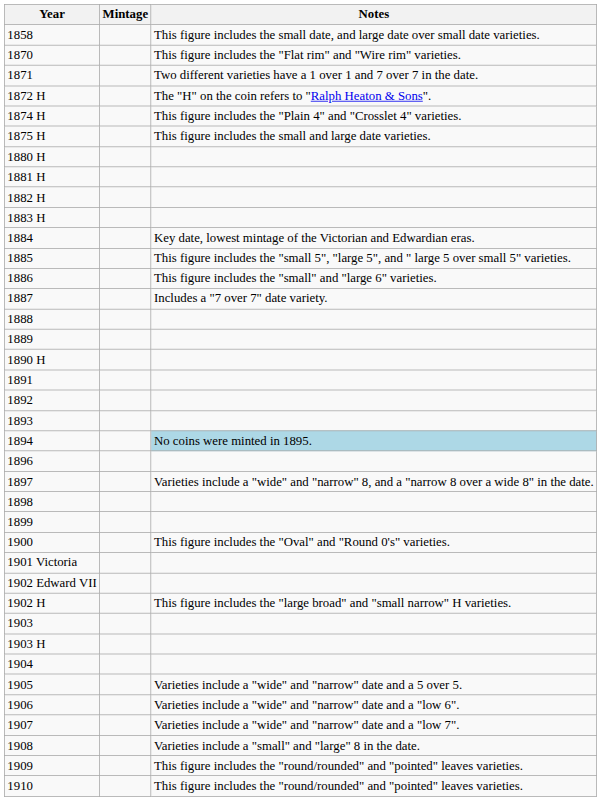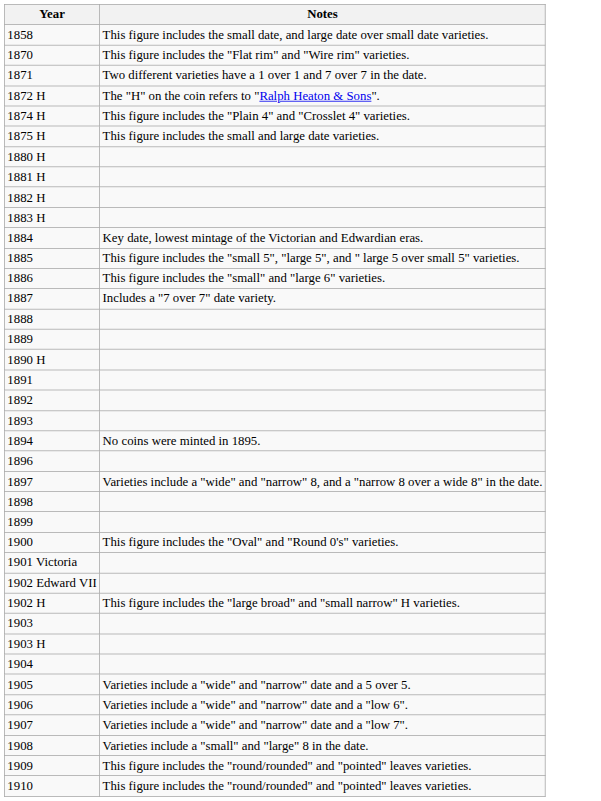- column: (125, 14)
(233, 440) lightblue background -> (182, 440) no background
